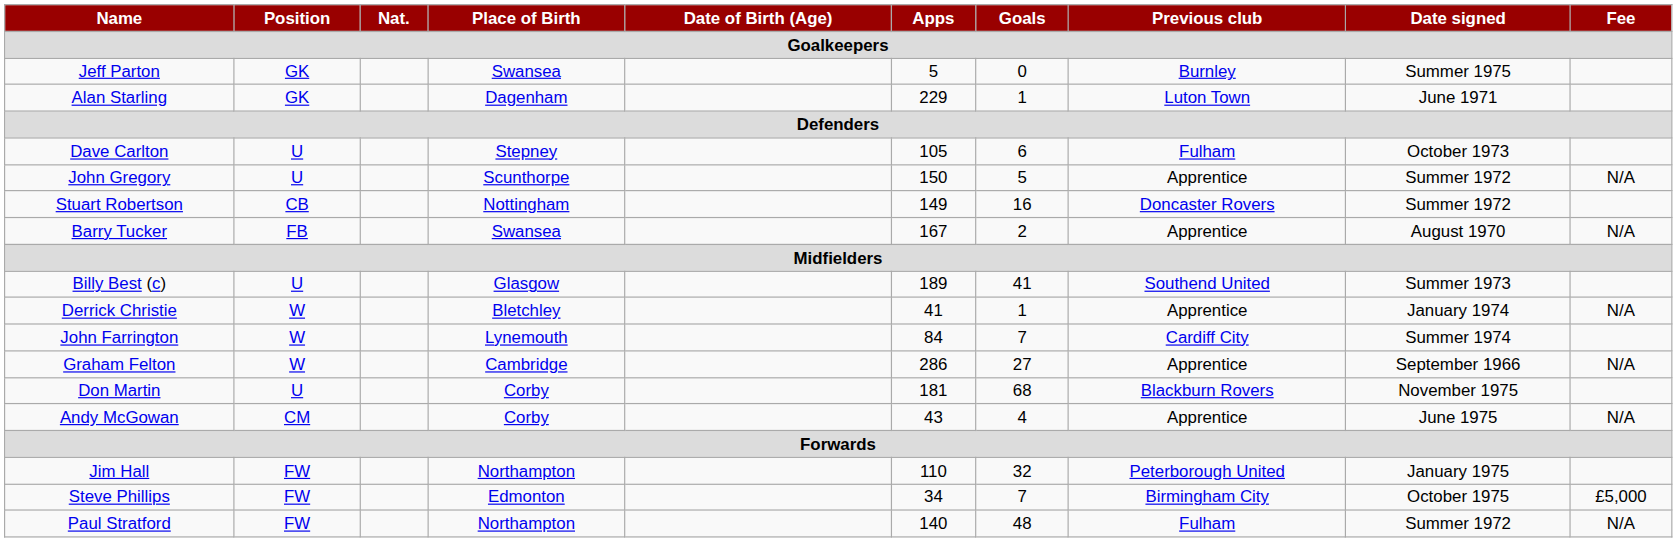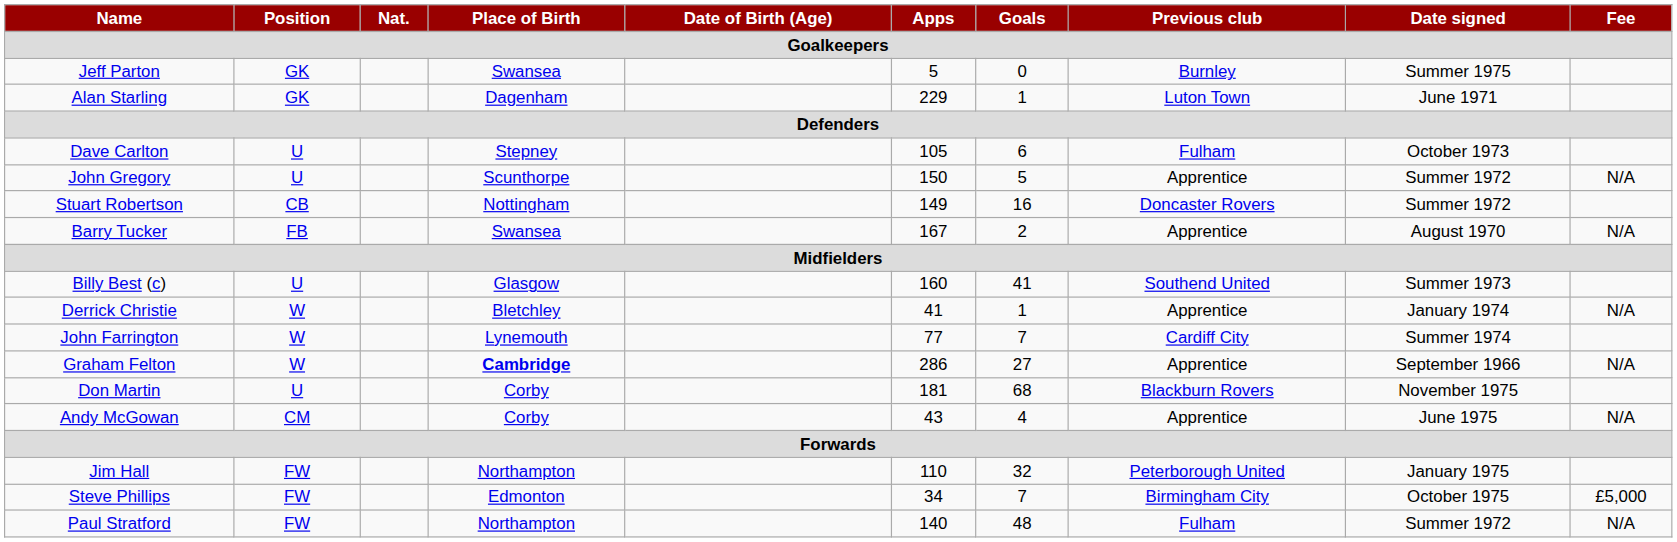(933, 284) 189 -> (933, 284) 160
(933, 338) 84 -> (933, 338) 77
(526, 364) normal -> (526, 364) bold
